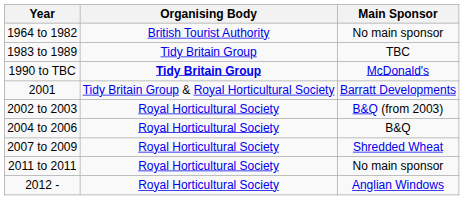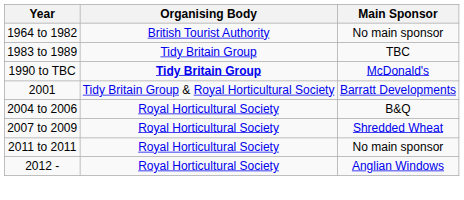- row: (42, 109)
